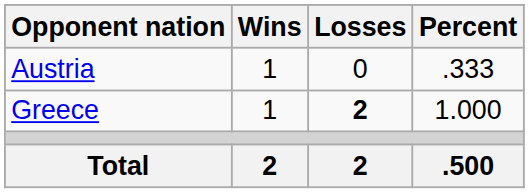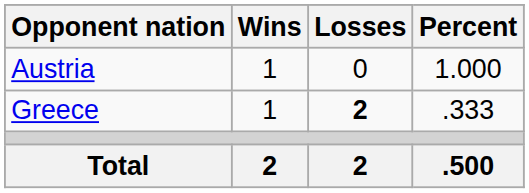(468, 69) .333 -> (468, 69) 1.000
(468, 111) 1.000 -> (468, 111) .333
